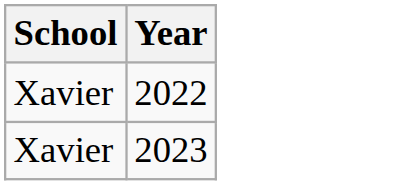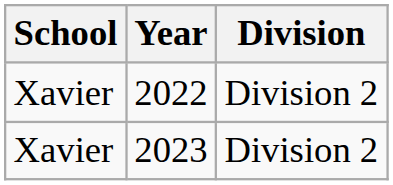+ column: (301, 33)
